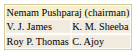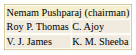rows swapped: (29, 26) <-> (38, 41)
